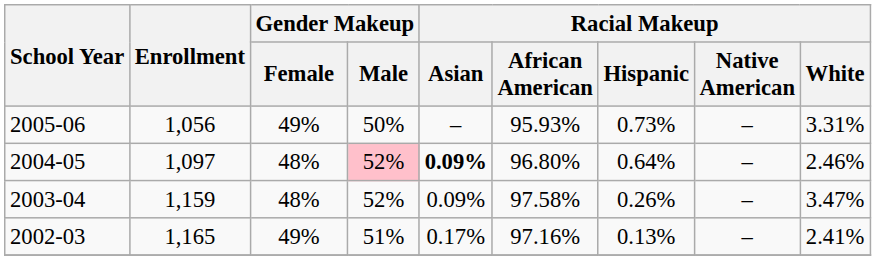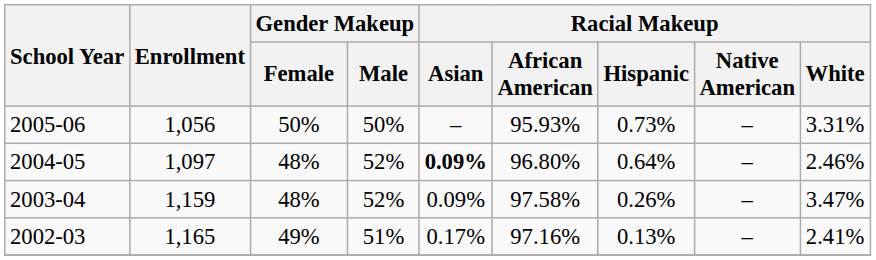(299, 124) 49% -> (299, 124) 50%
(384, 162) pink background -> (384, 162) no background
